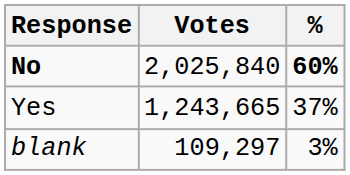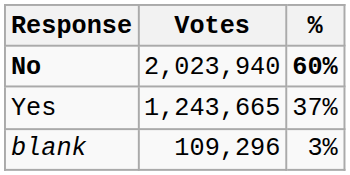(212, 67) 2,025,840 -> (212, 67) 2,023,940
(227, 149) 109,297 -> (227, 149) 109,296
